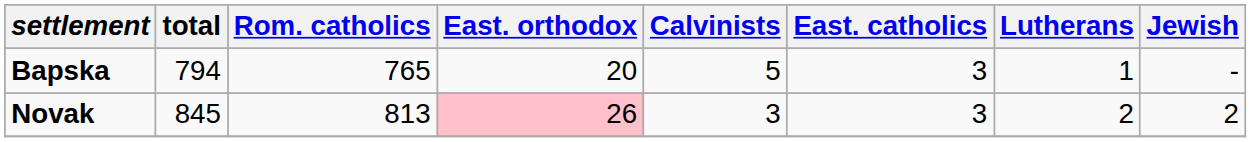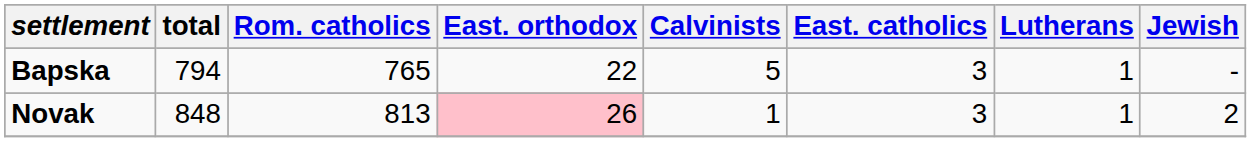(622, 70) 20 -> (622, 70) 22
(198, 114) 845 -> (198, 114) 848
(773, 114) 3 -> (773, 114) 1
(1126, 114) 2 -> (1126, 114) 1
